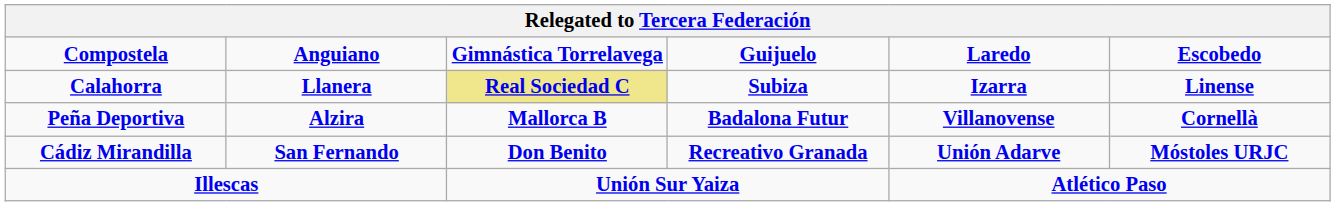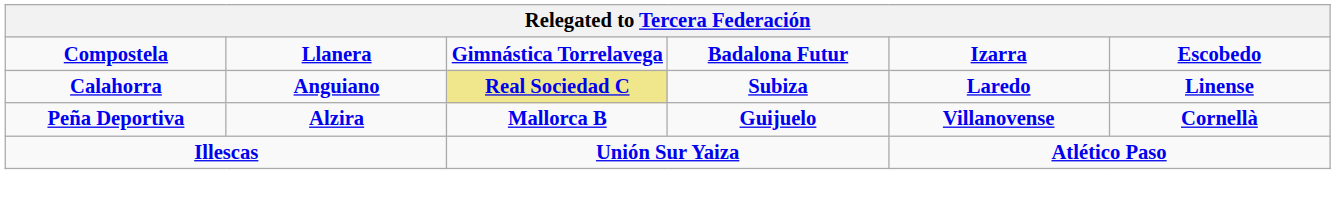(337, 53) Anguiano -> (337, 53) Llanera
(778, 53) Guijuelo -> (778, 53) Badalona Futur
(999, 53) Laredo -> (999, 53) Izarra
(337, 86) Llanera -> (337, 86) Anguiano
(999, 86) Izarra -> (999, 86) Laredo
(778, 119) Badalona Futur -> (778, 119) Guijuelo
- row: (116, 151)
